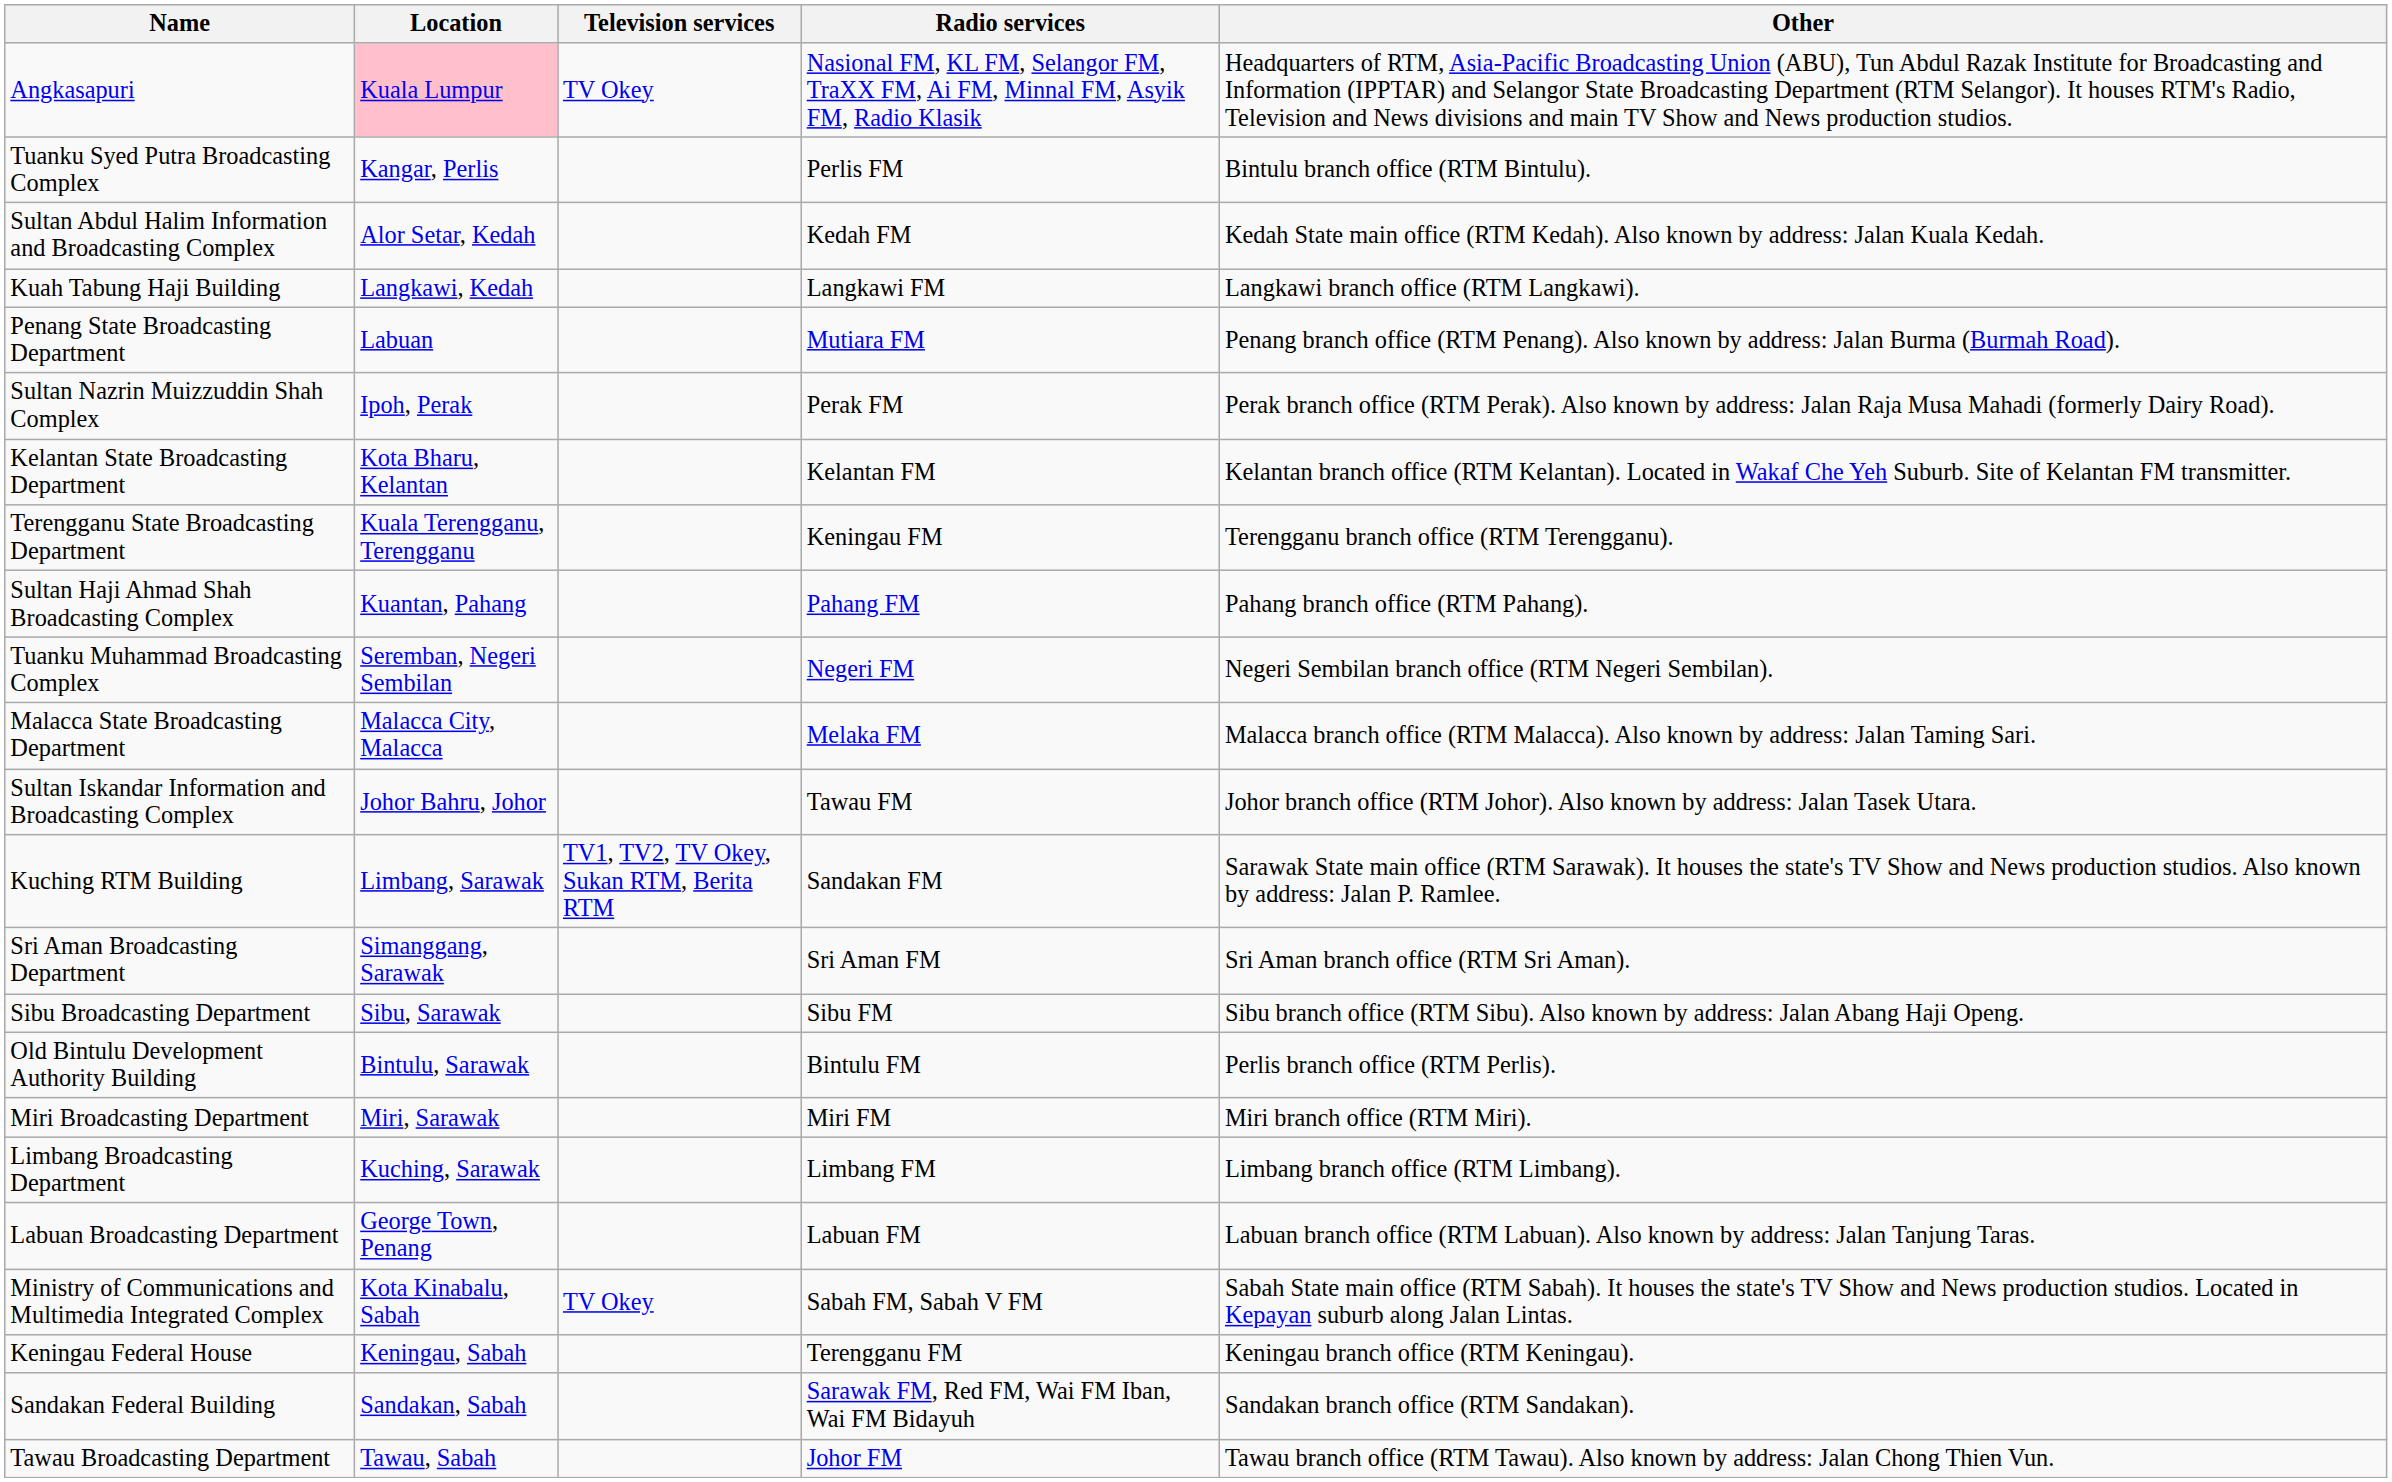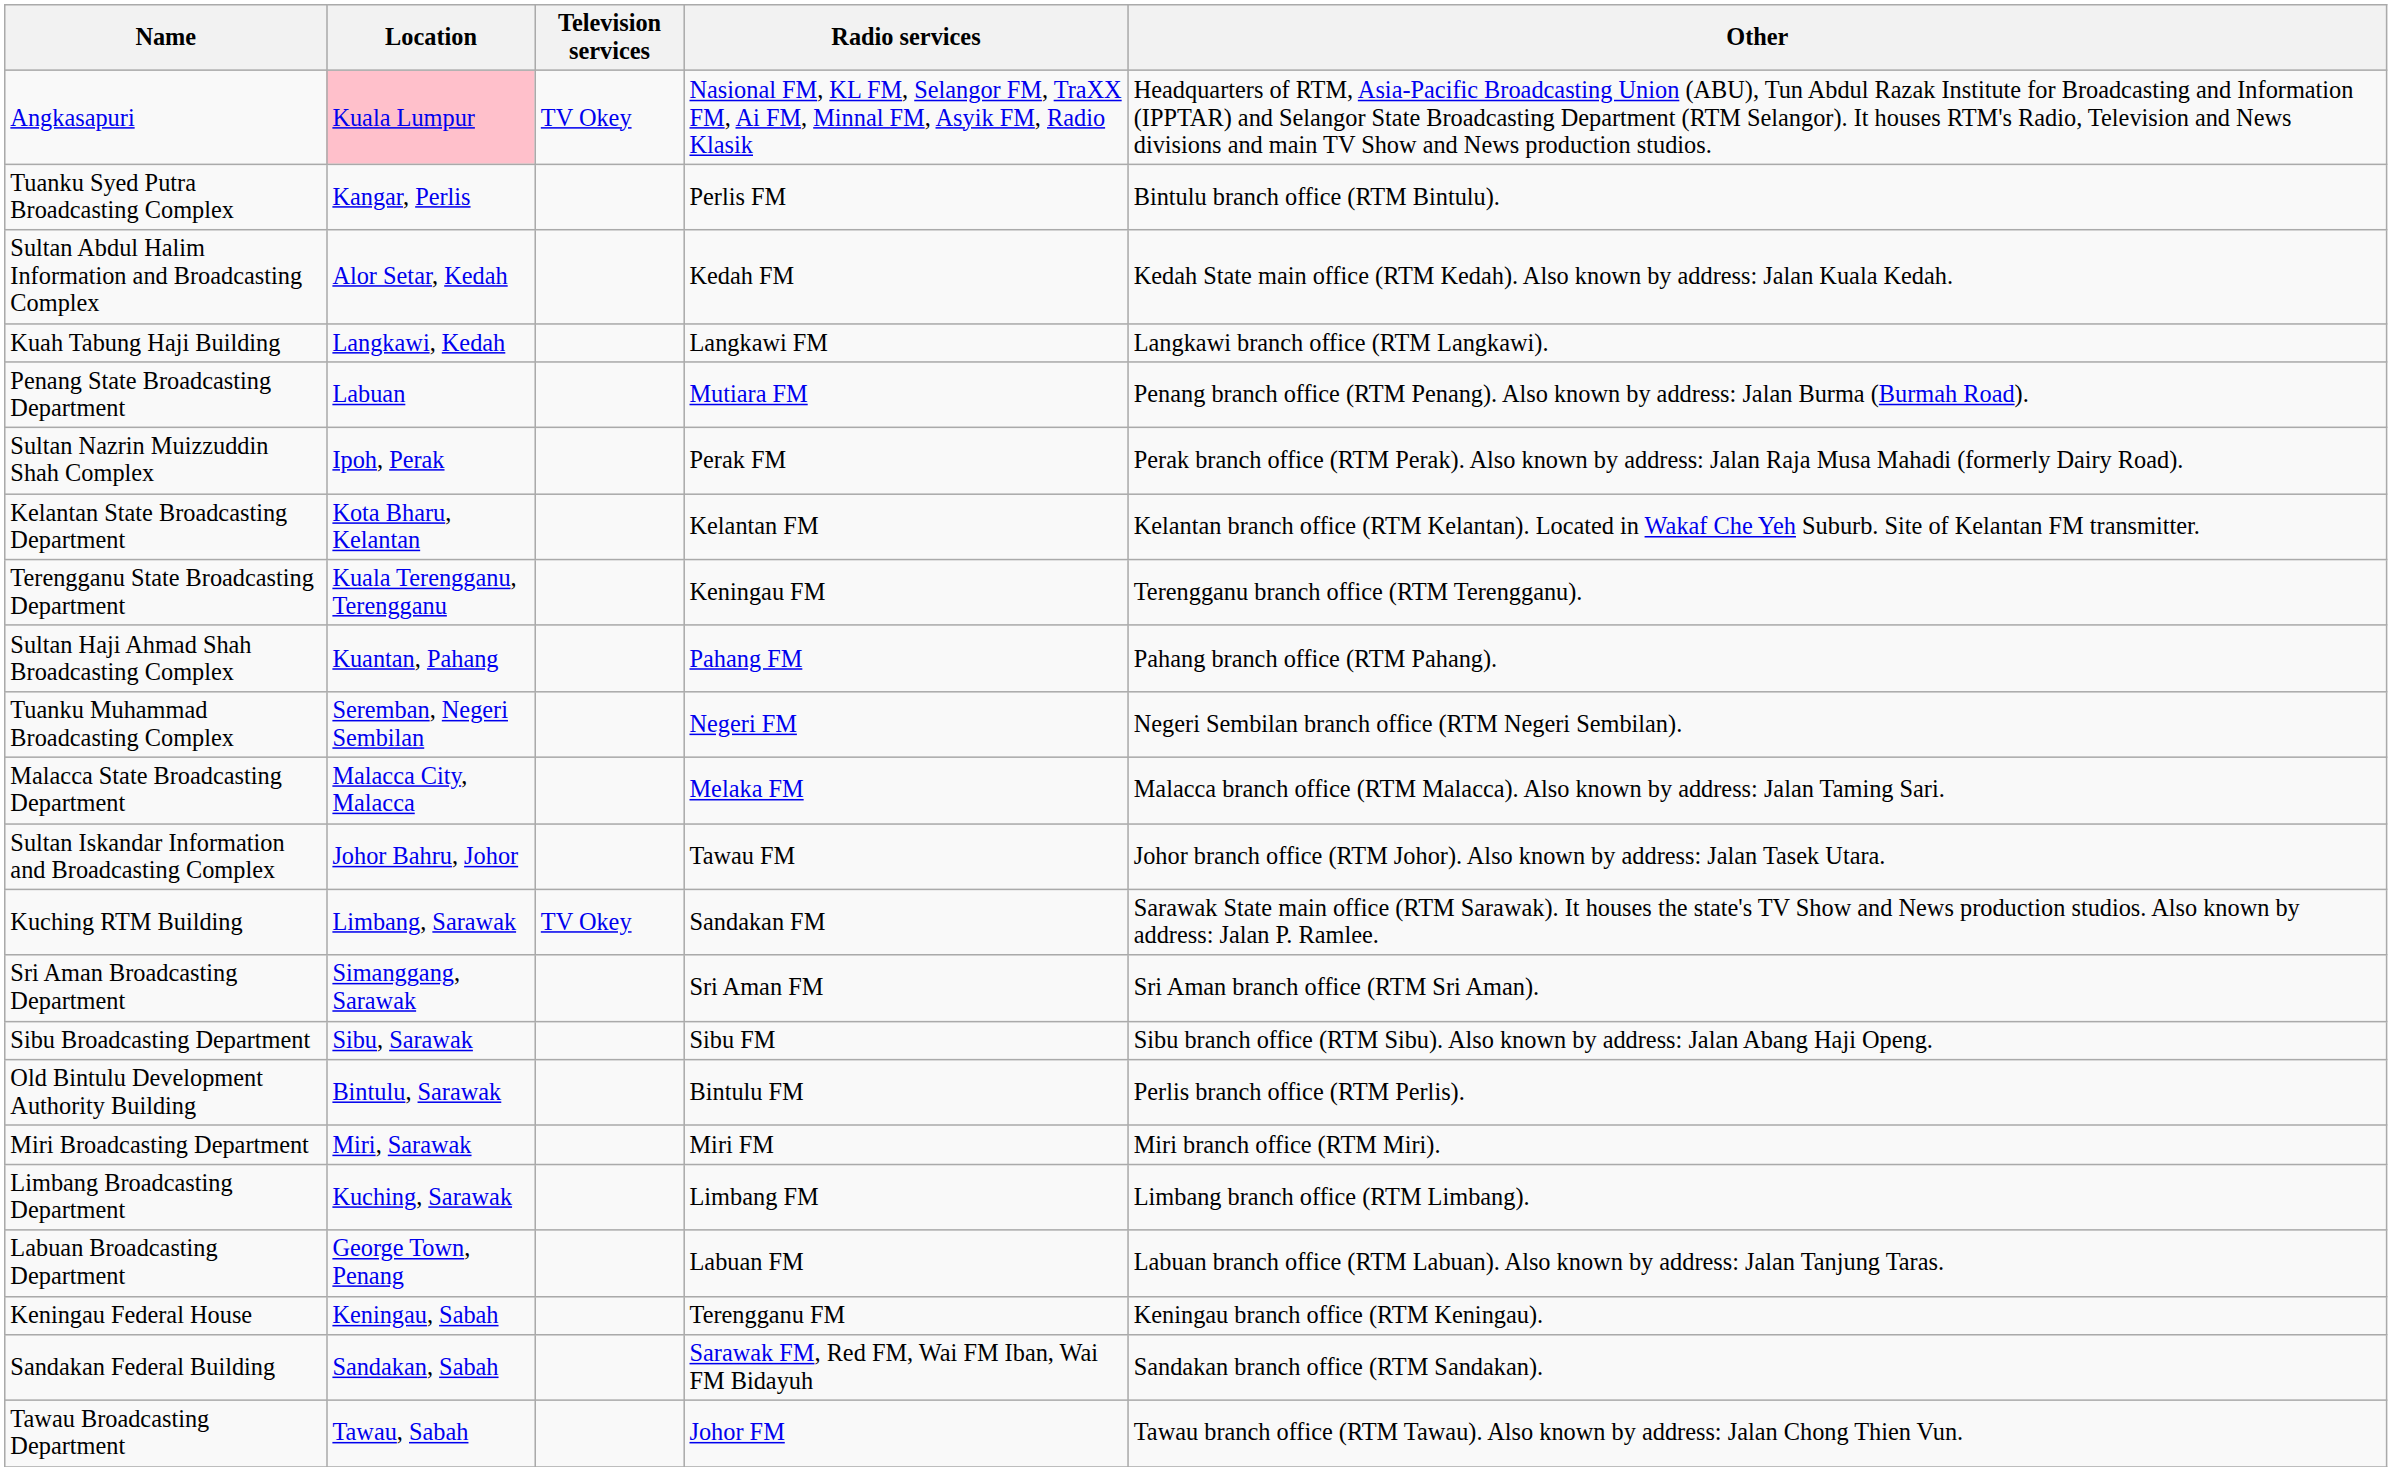(667, 880) TV1, TV2, TV Okey, Sukan RTM, Berita RTM -> (586, 921) TV Okey
- row: (172, 1301)
